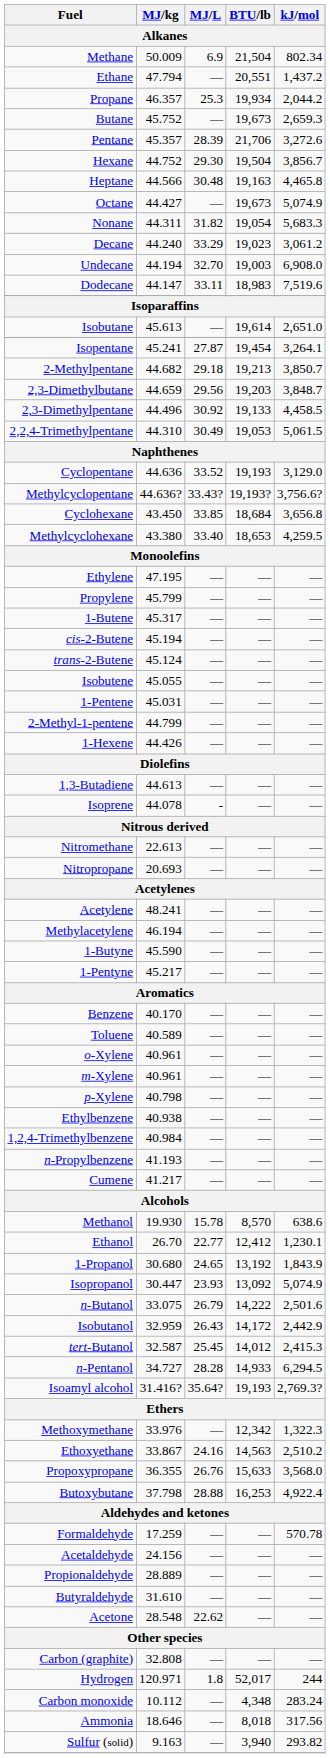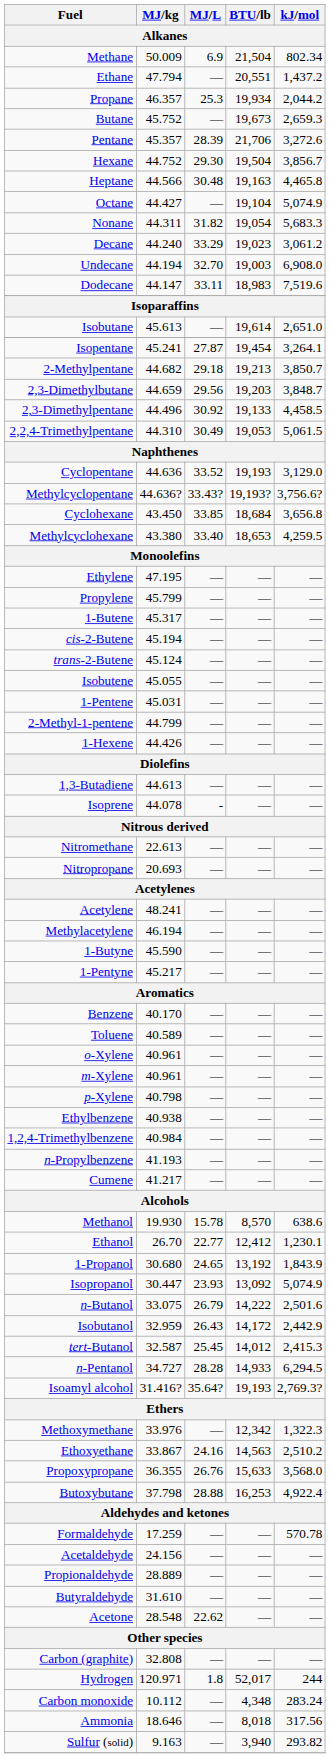(253, 202) 19,673 -> (253, 202) 19,104
